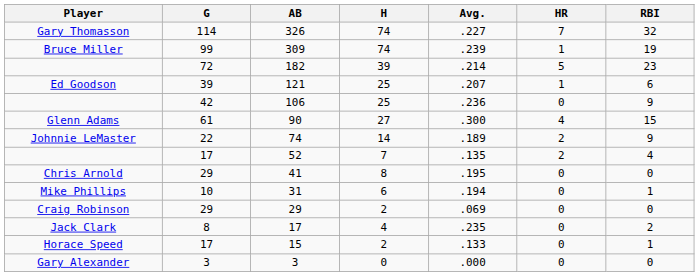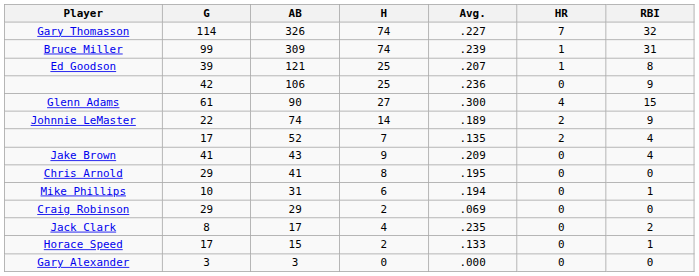(650, 49) 19 -> (650, 49) 31
- row: (295, 67)
(650, 85) 6 -> (650, 67) 8
+ row: (295, 156)
